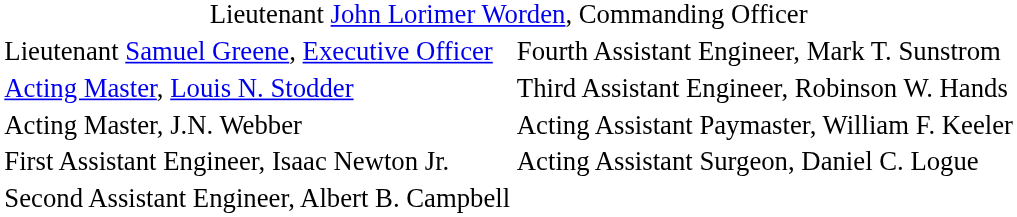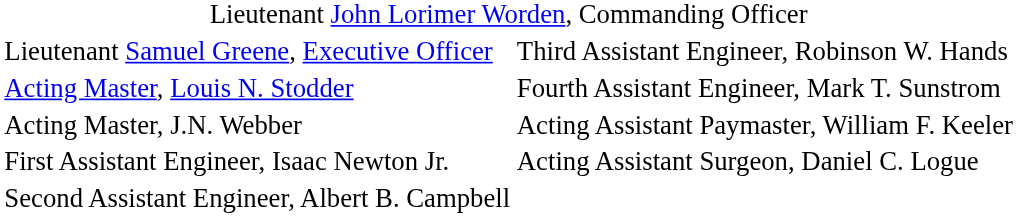(759, 51) Fourth Assistant Engineer, Mark T. Sunstrom -> (762, 51) Third Assistant Engineer, Robinson W. Hands
(762, 88) Third Assistant Engineer, Robinson W. Hands -> (759, 88) Fourth Assistant Engineer, Mark T. Sunstrom
